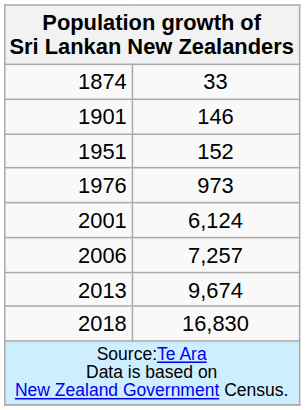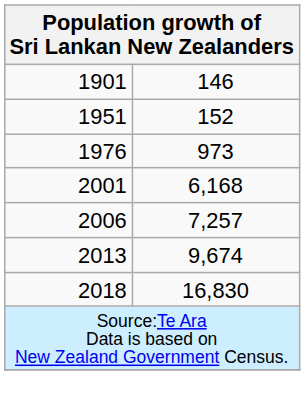- row: (102, 82)
(215, 220) 6,124 -> (215, 186) 6,168
